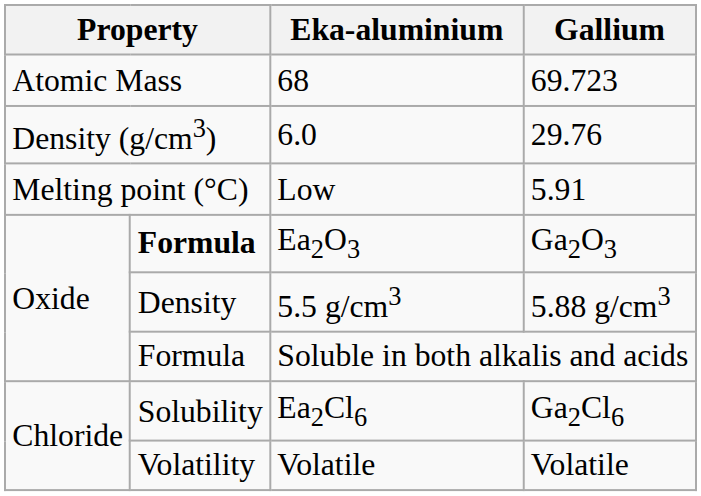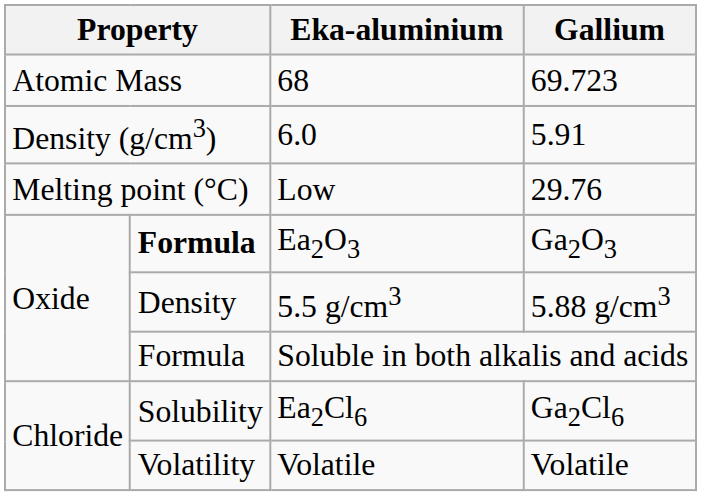(566, 134) 29.76 -> (559, 134) 5.91
(559, 188) 5.91 -> (566, 188) 29.76
